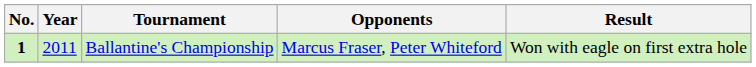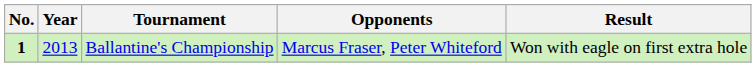(60, 47) 2011 -> (60, 47) 2013
